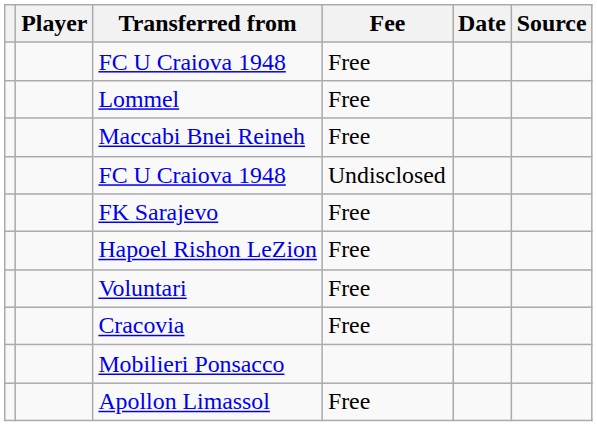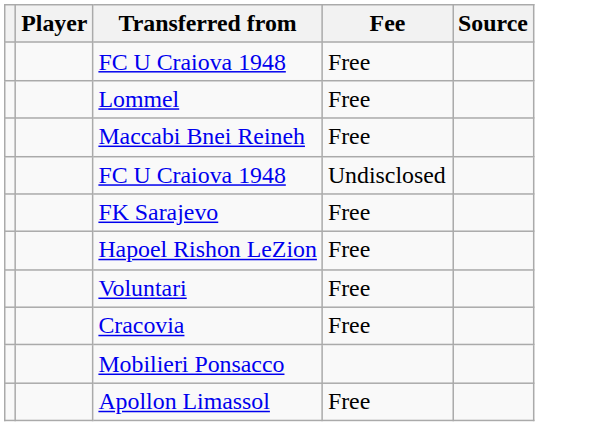- column: (482, 23)
